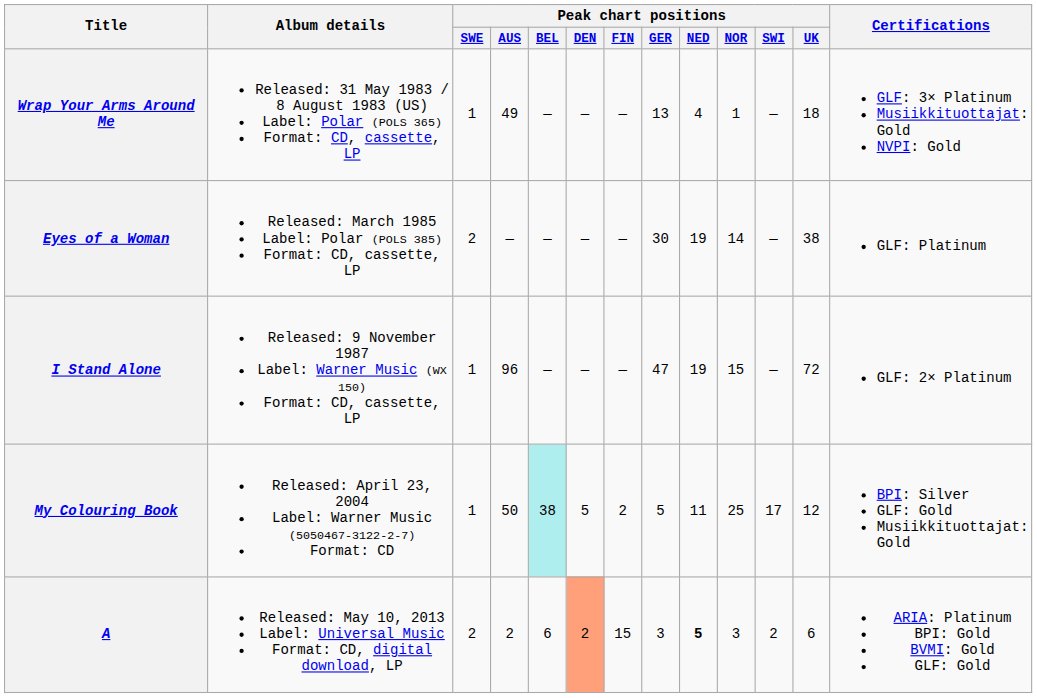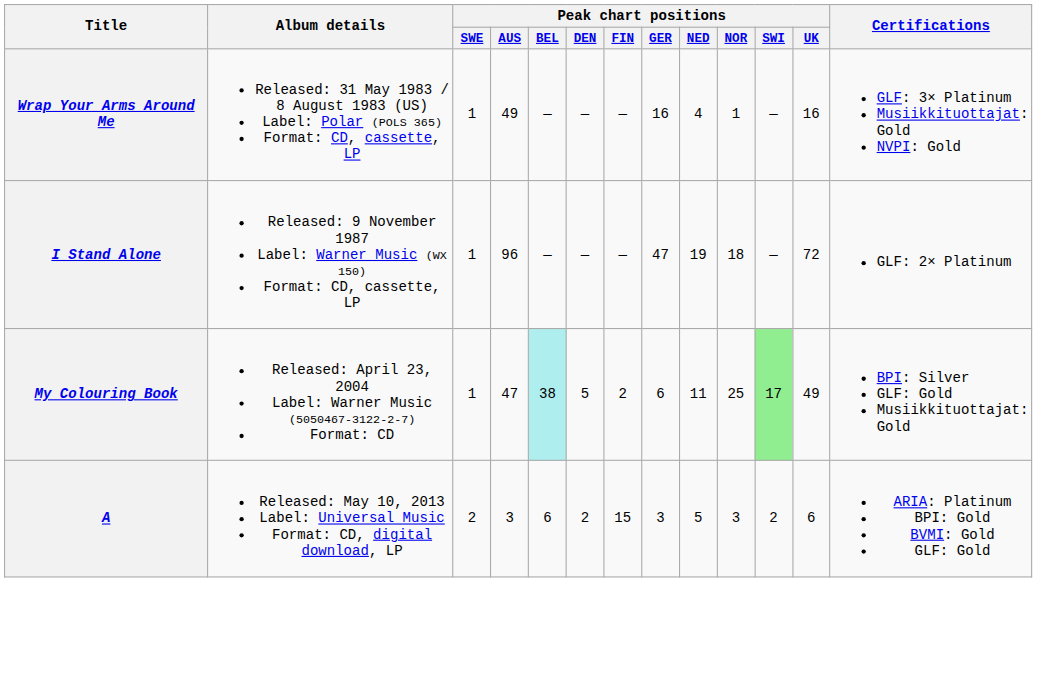(660, 115) 13 -> (660, 115) 16
(811, 115) 18 -> (811, 115) 16
- row: (106, 238)
(736, 370) 15 -> (736, 255) 18
(510, 511) 50 -> (510, 395) 47
(660, 511) 5 -> (660, 395) 6
(774, 511) no background -> (774, 395) lightgreen background
(811, 511) 12 -> (811, 395) 49
(510, 634) 2 -> (510, 519) 3
(585, 634) lightsalmon background -> (585, 519) no background
(698, 634) bold -> (698, 519) normal
